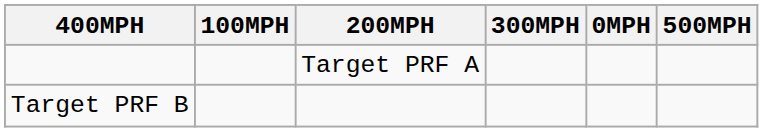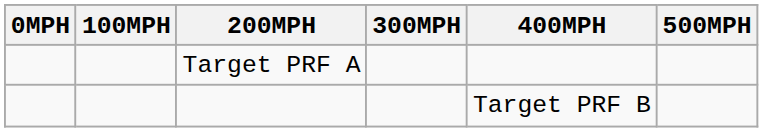columns swapped: (621, 25) <-> (100, 25)
